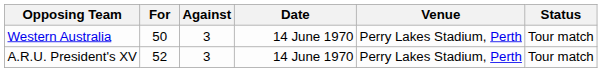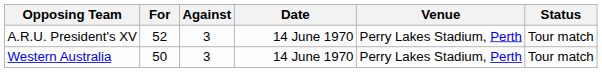rows swapped: (59, 36) <-> (72, 57)
